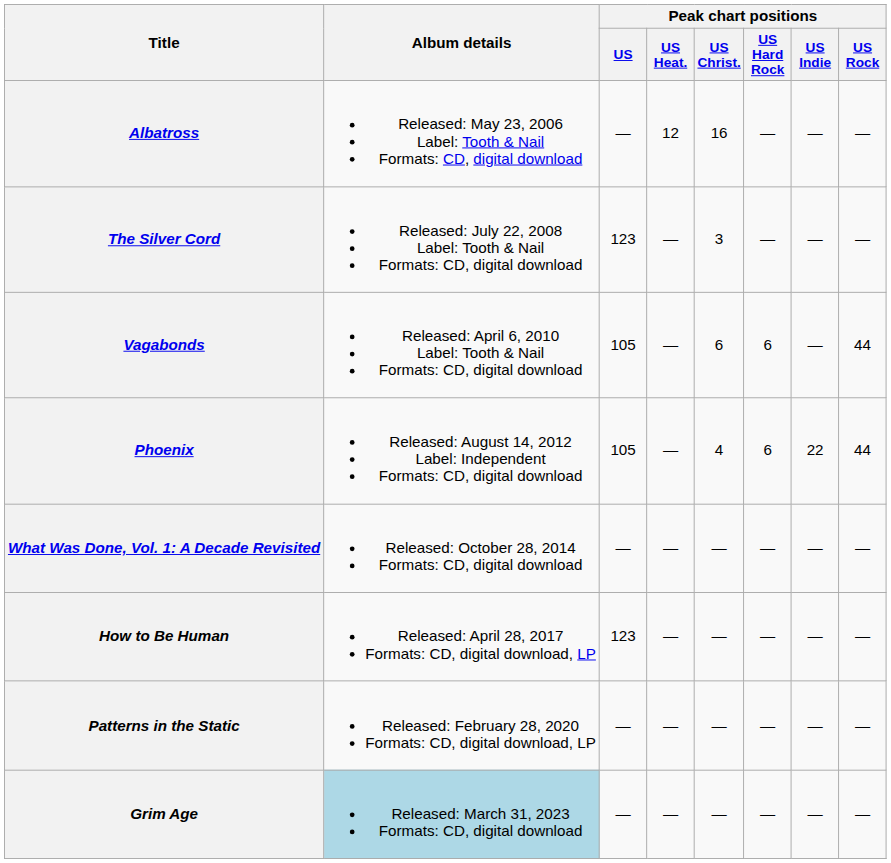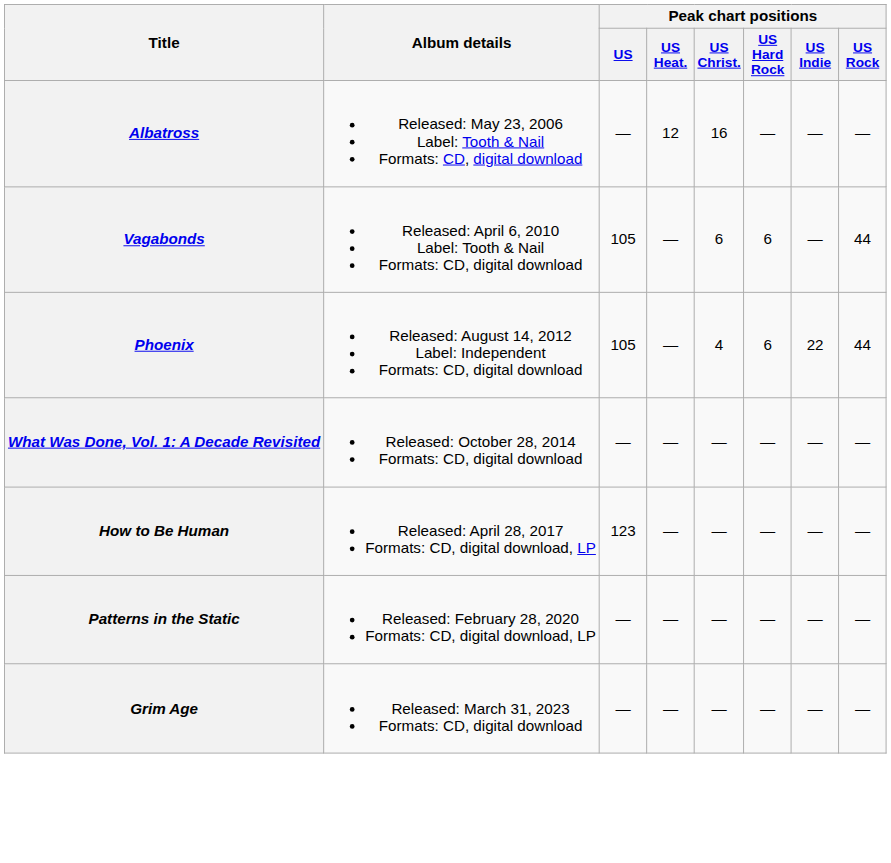- row: (164, 239)
(462, 823) lightblue background -> (462, 717) no background
